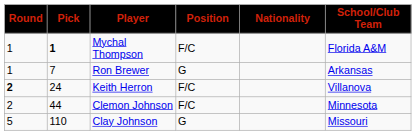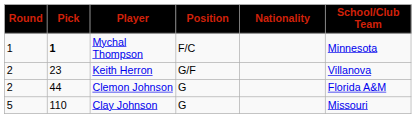(357, 48) Florida A&M -> (353, 48) Minnesota
- row: (121, 71)
(10, 88) bold -> (10, 71) normal
(56, 88) 24 -> (56, 71) 23
(187, 88) F/C -> (187, 71) G/F
(187, 105) F/C -> (182, 88) G
(353, 105) Minnesota -> (357, 88) Florida A&M
